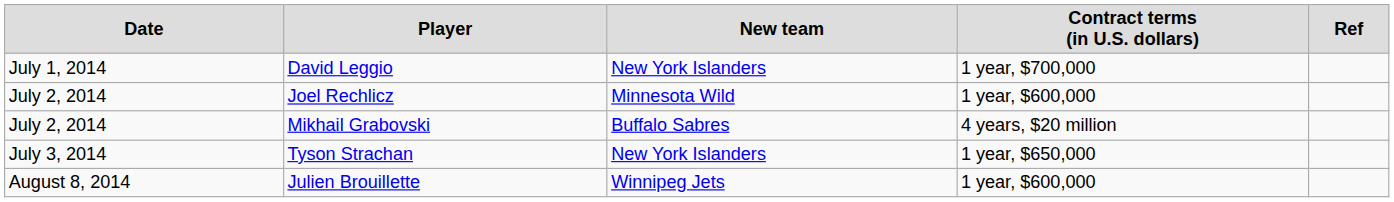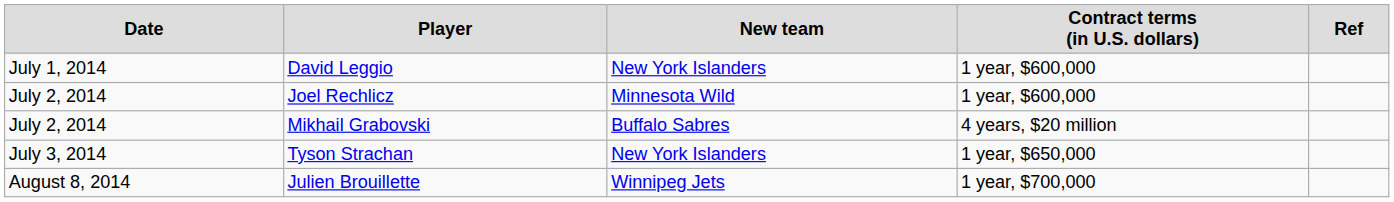(1028, 67) 1 year, $700,000 -> (1028, 67) 1 year, $600,000
(1028, 182) 1 year, $600,000 -> (1028, 182) 1 year, $700,000
